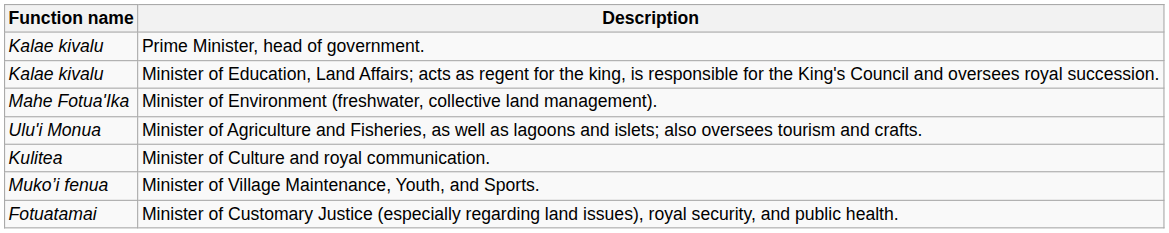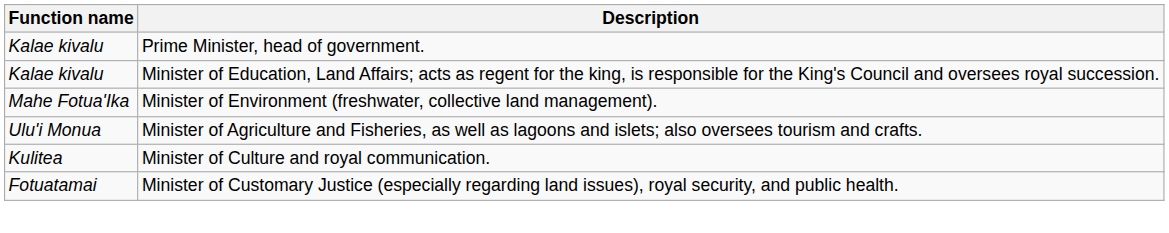- row: (341, 185)
